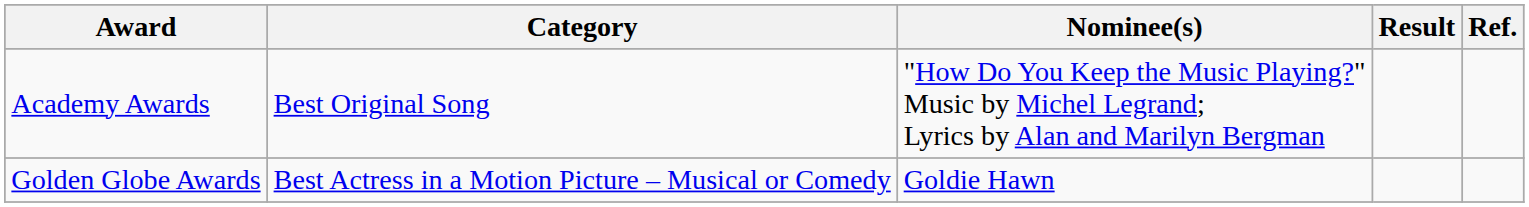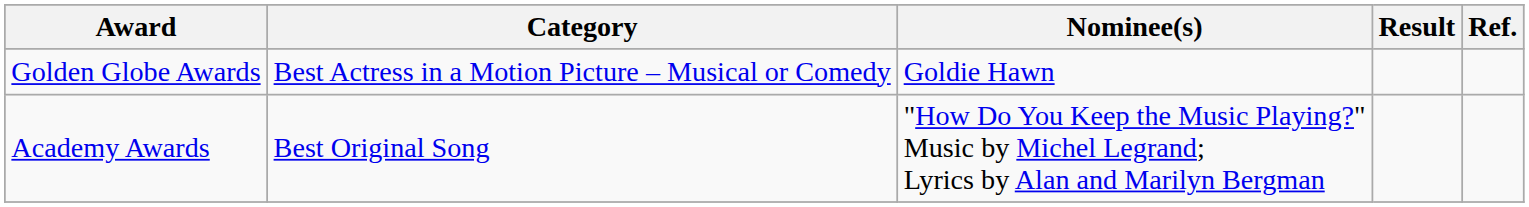rows swapped: (111, 103) <-> (136, 179)
